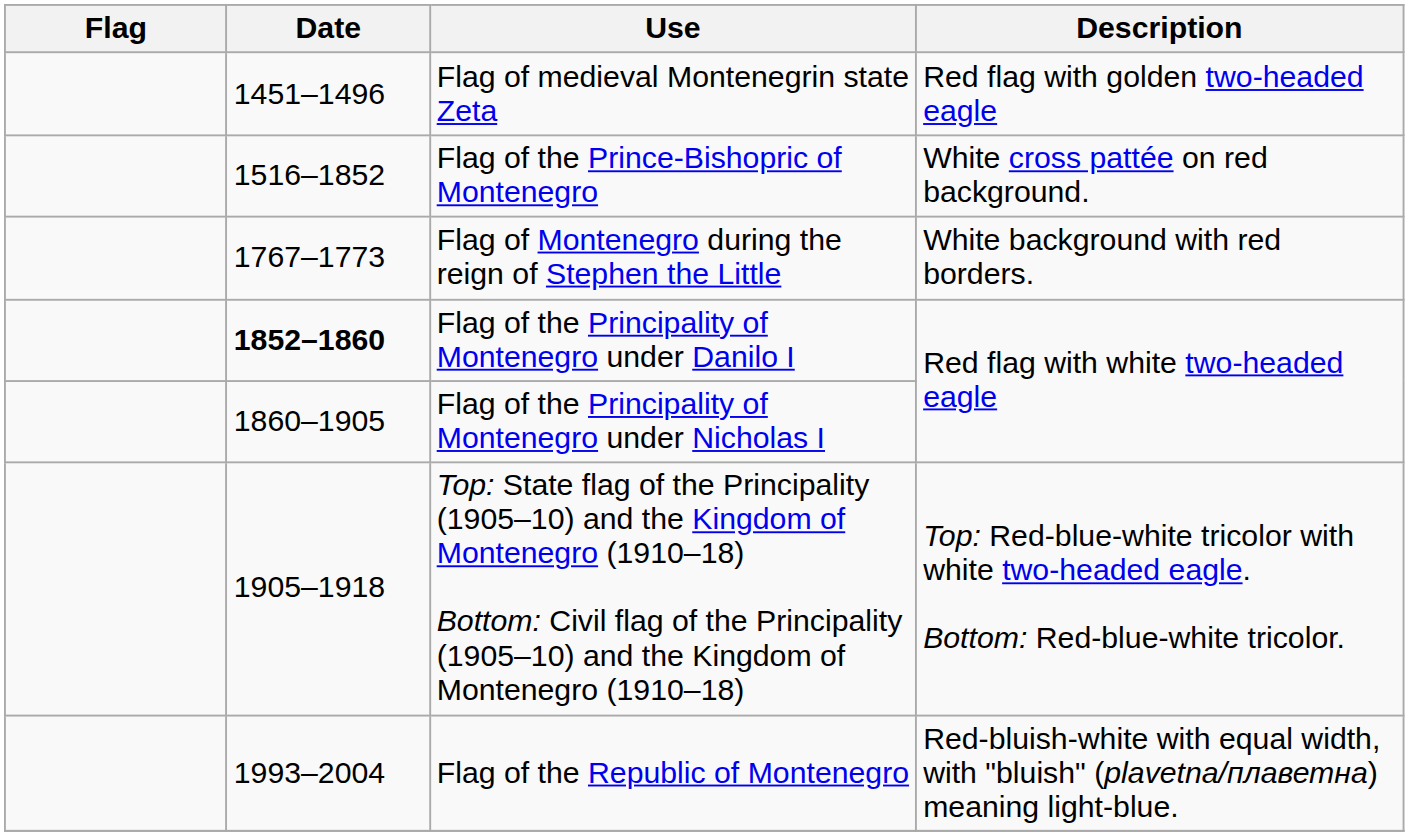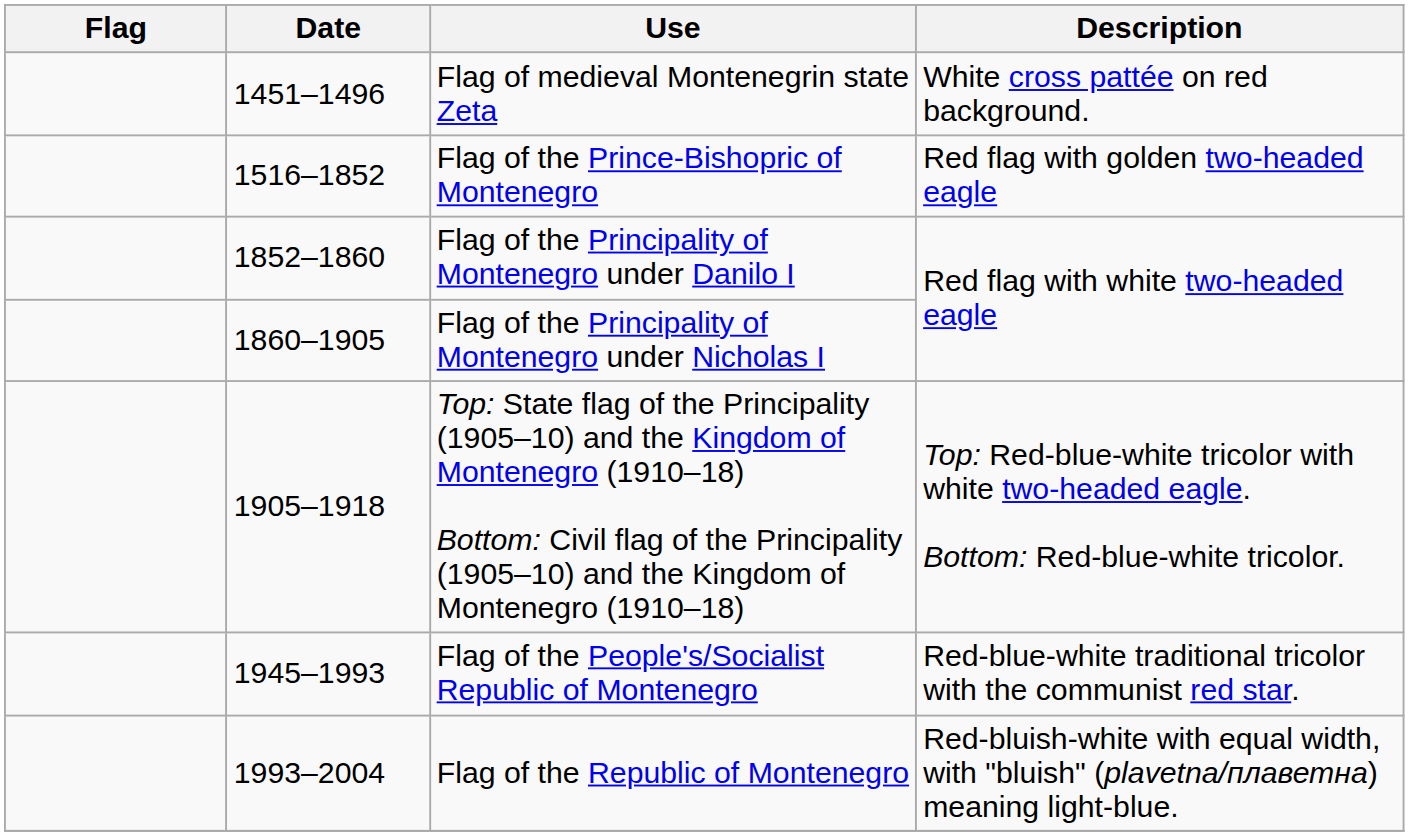(1143, 93) Red flag with golden two-headed eagle -> (1095, 93) White cross pattée on red background.
(1095, 175) White cross pattée on red background. -> (1143, 175) Red flag with golden two-headed eagle
- row: (639, 257)
(309, 339) bold -> (309, 257) normal
+ row: (630, 673)
